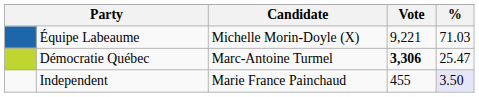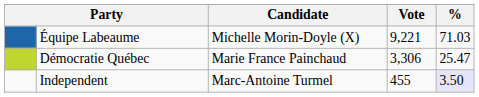(272, 59) Marc-Antoine Turmel -> (279, 59) Marie France Painchaud
(406, 59) bold -> (406, 59) normal
(279, 80) Marie France Painchaud -> (272, 80) Marc-Antoine Turmel
